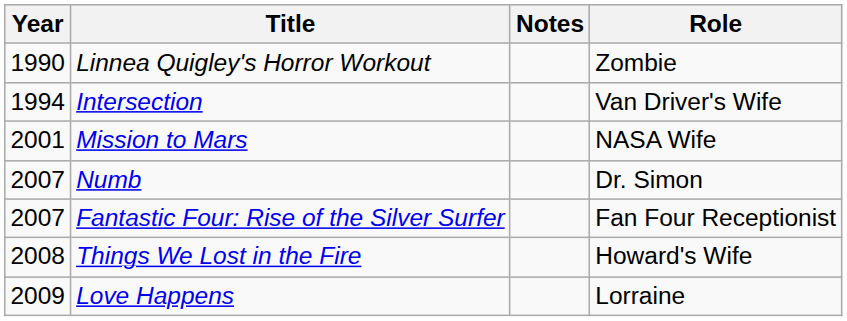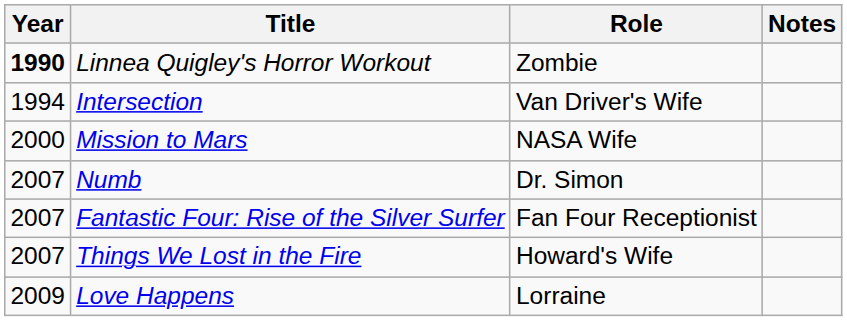columns swapped: (716, 23) <-> (550, 23)
(38, 62) normal -> (38, 62) bold
(38, 140) 2001 -> (38, 140) 2000
(38, 256) 2008 -> (38, 256) 2007
